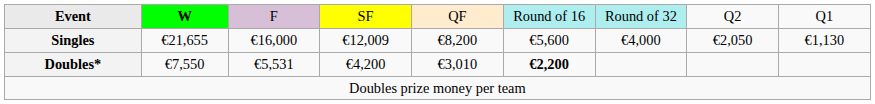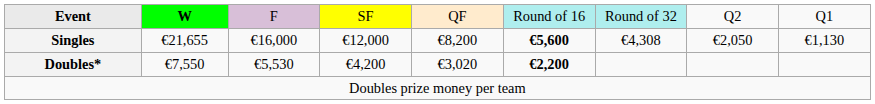(366, 40) €12,009 -> (366, 40) €12,000
(549, 40) normal -> (549, 40) bold
(641, 40) €4,000 -> (641, 40) €4,308
(274, 64) €5,531 -> (274, 64) €5,530
(457, 64) €3,010 -> (457, 64) €3,020
